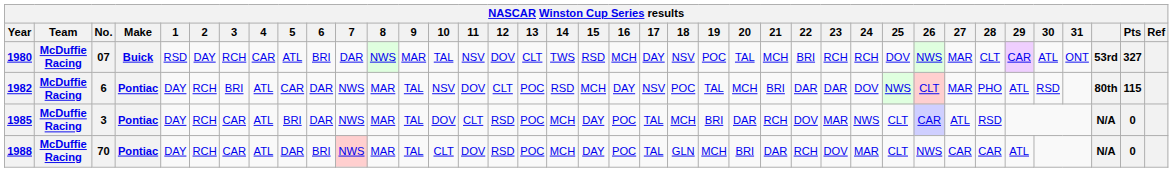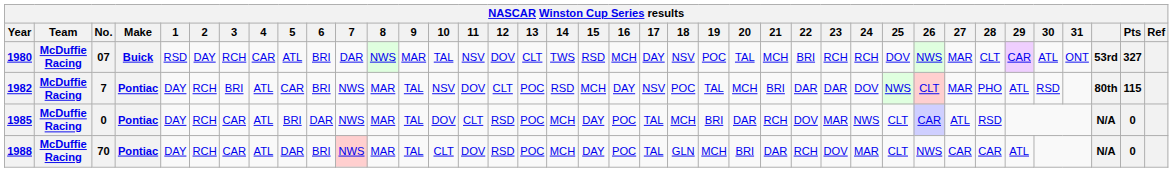(104, 88) 6 -> (104, 88) 7
(321, 88) DAR -> (321, 88) BRI
(104, 120) 3 -> (104, 120) 0
